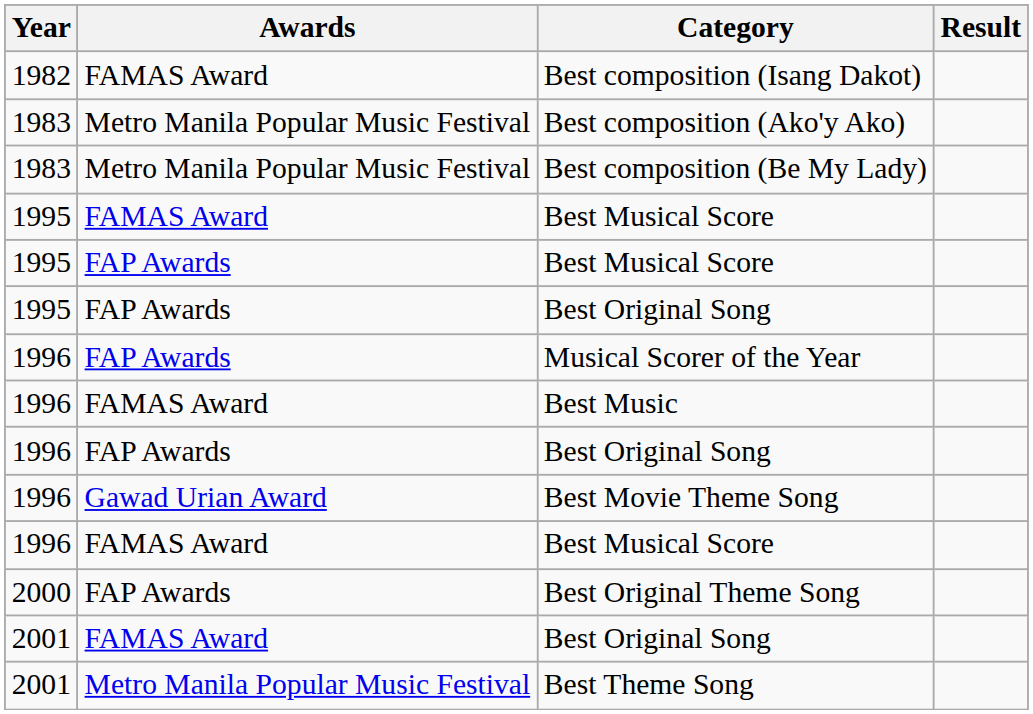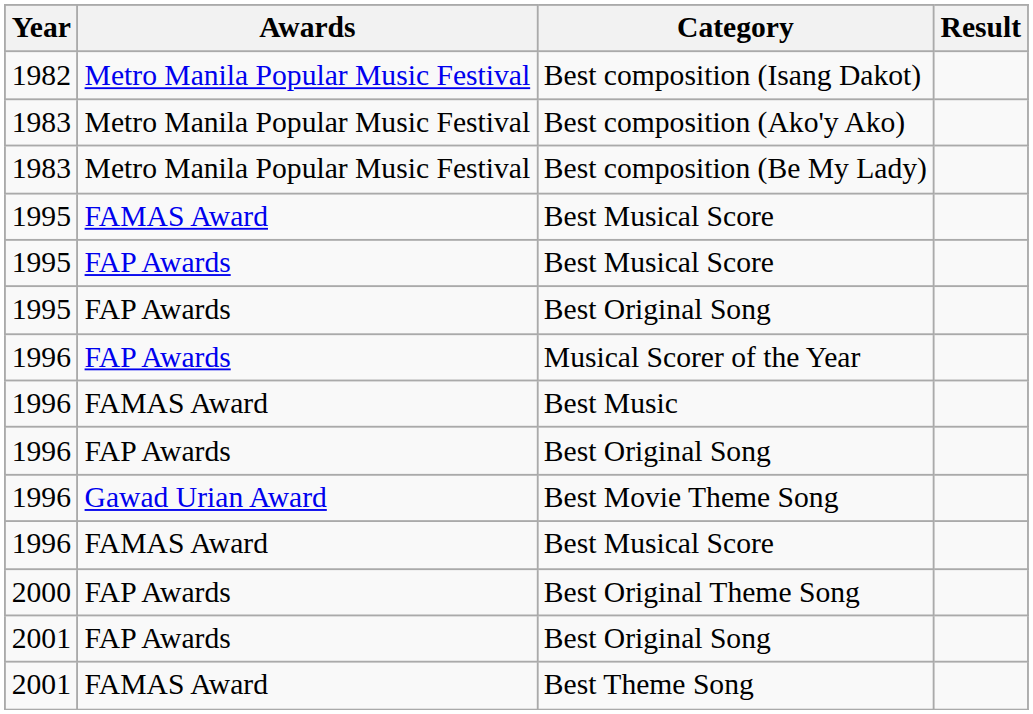(176, 74) FAMAS Award -> (307, 74) Metro Manila Popular Music Festival
(176, 638) FAMAS Award -> (158, 638) FAP Awards
(307, 685) Metro Manila Popular Music Festival -> (176, 685) FAMAS Award
